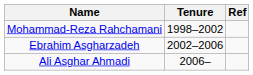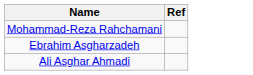- column: (195, 12)
